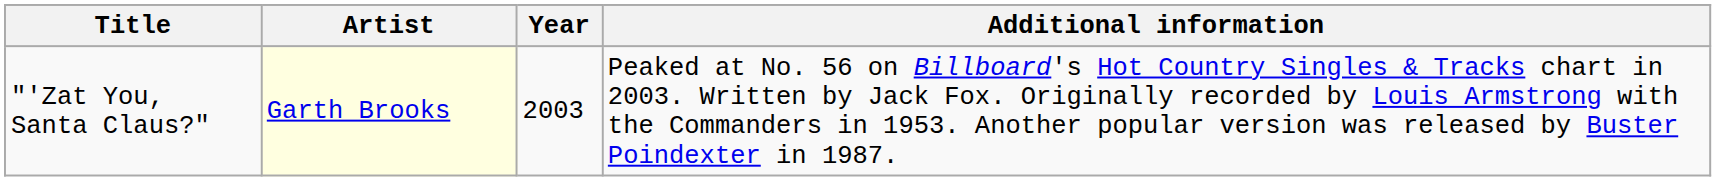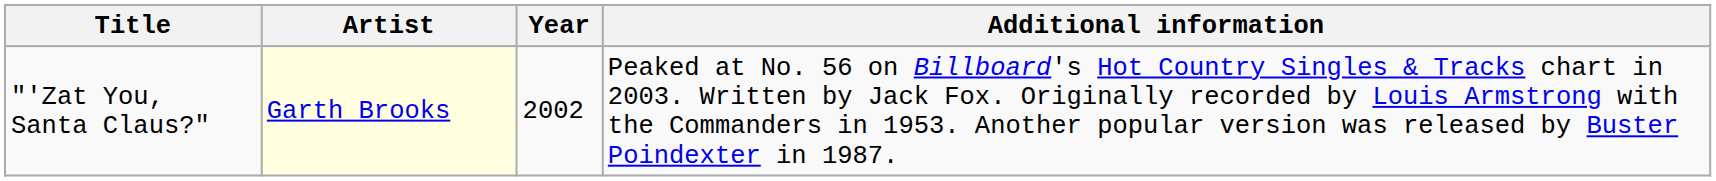(553, 111) 2003 -> (553, 111) 2002
